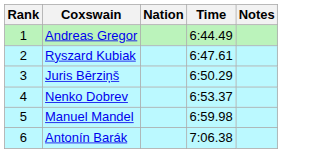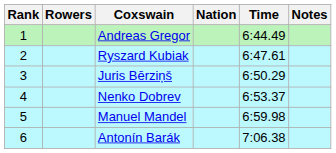+ column: (68, 14)
